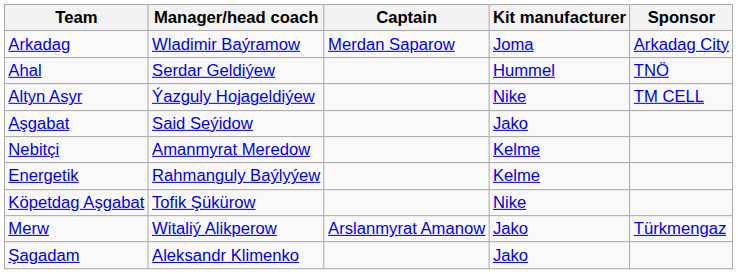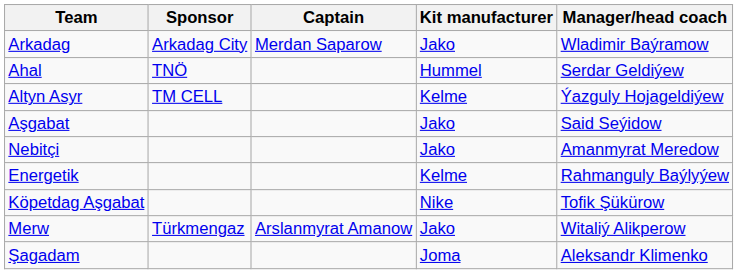columns swapped: (236, 17) <-> (681, 17)
(513, 44) Joma -> (437, 44) Jako
(510, 96) Nike -> (443, 96) Kelme
(517, 149) Kelme -> (437, 149) Jako
(511, 255) Jako -> (440, 255) Joma
